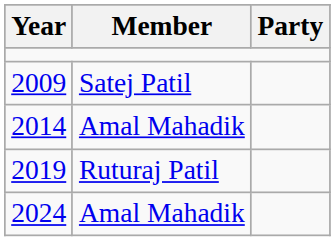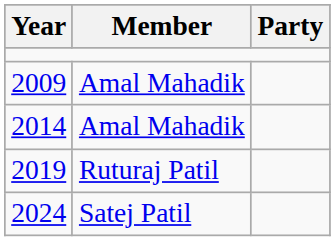(135, 82) Satej Patil -> (162, 82) Amal Mahadik
(162, 213) Amal Mahadik -> (135, 213) Satej Patil
